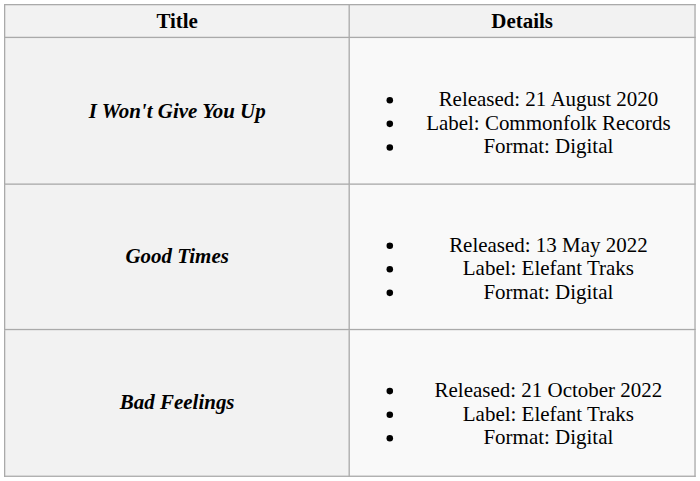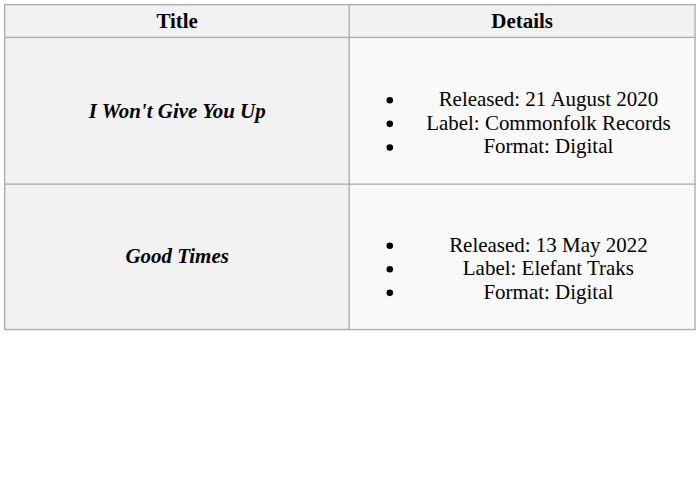- row: (177, 402)
